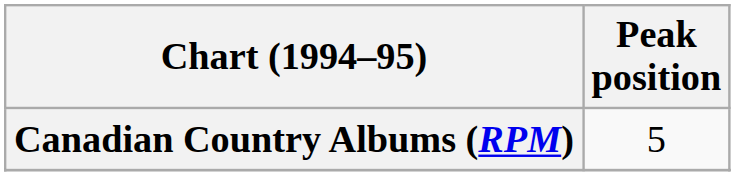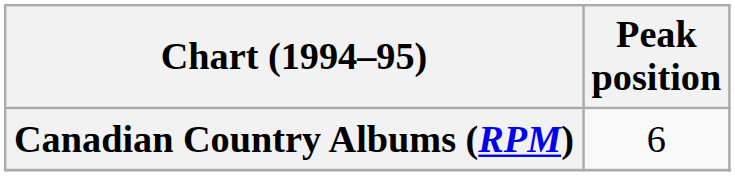(656, 138) 5 -> (656, 138) 6
